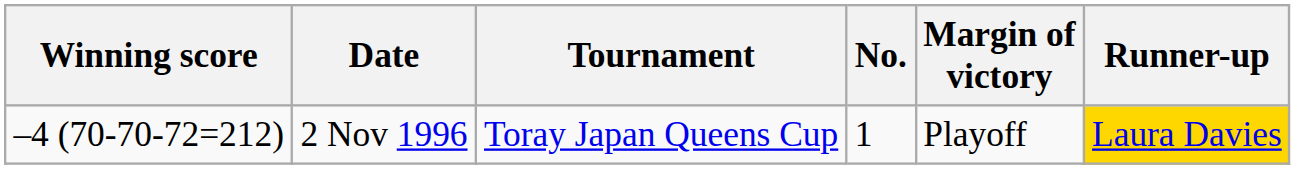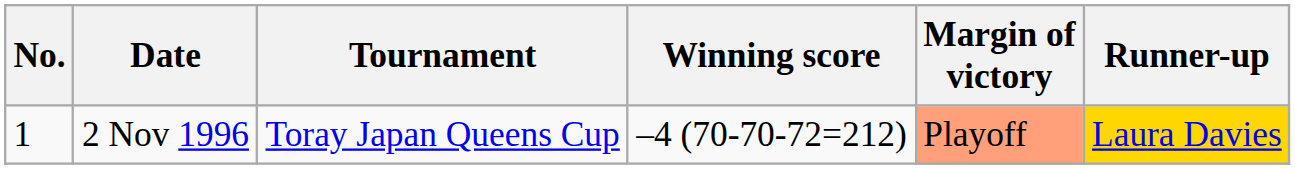columns swapped: (881, 54) <-> (149, 54)
(975, 134) no background -> (975, 134) lightsalmon background
